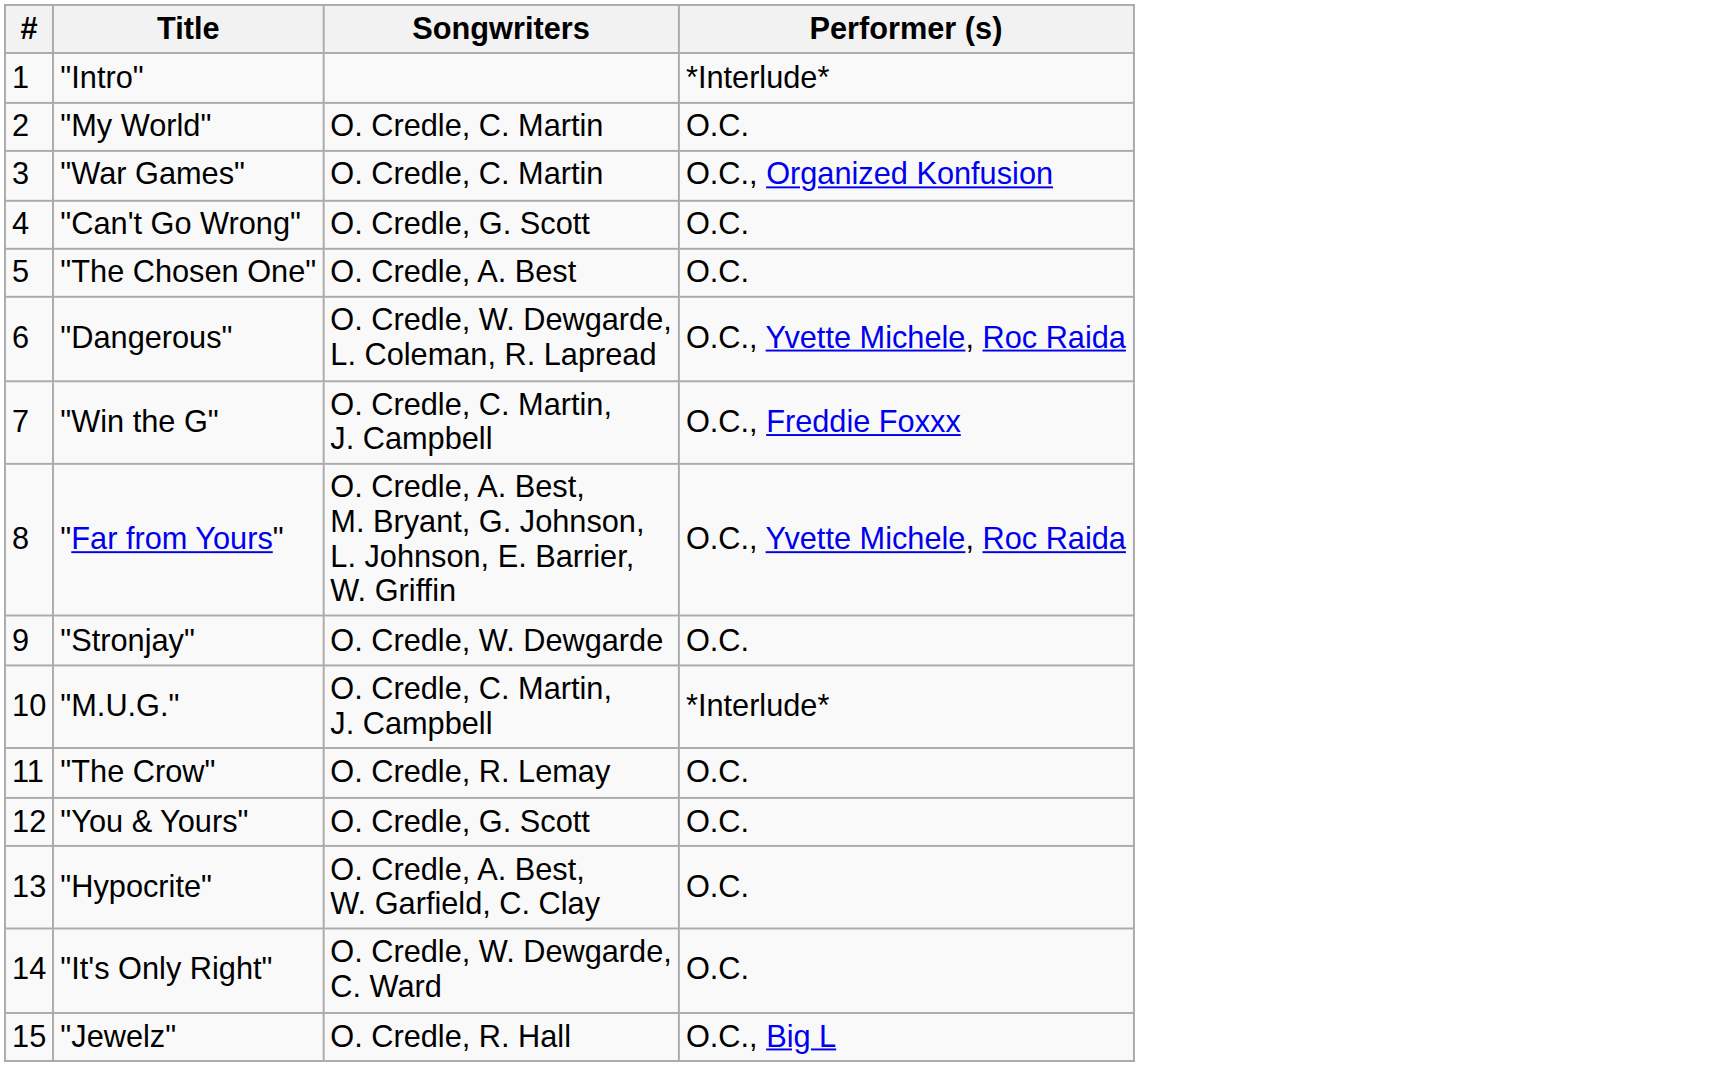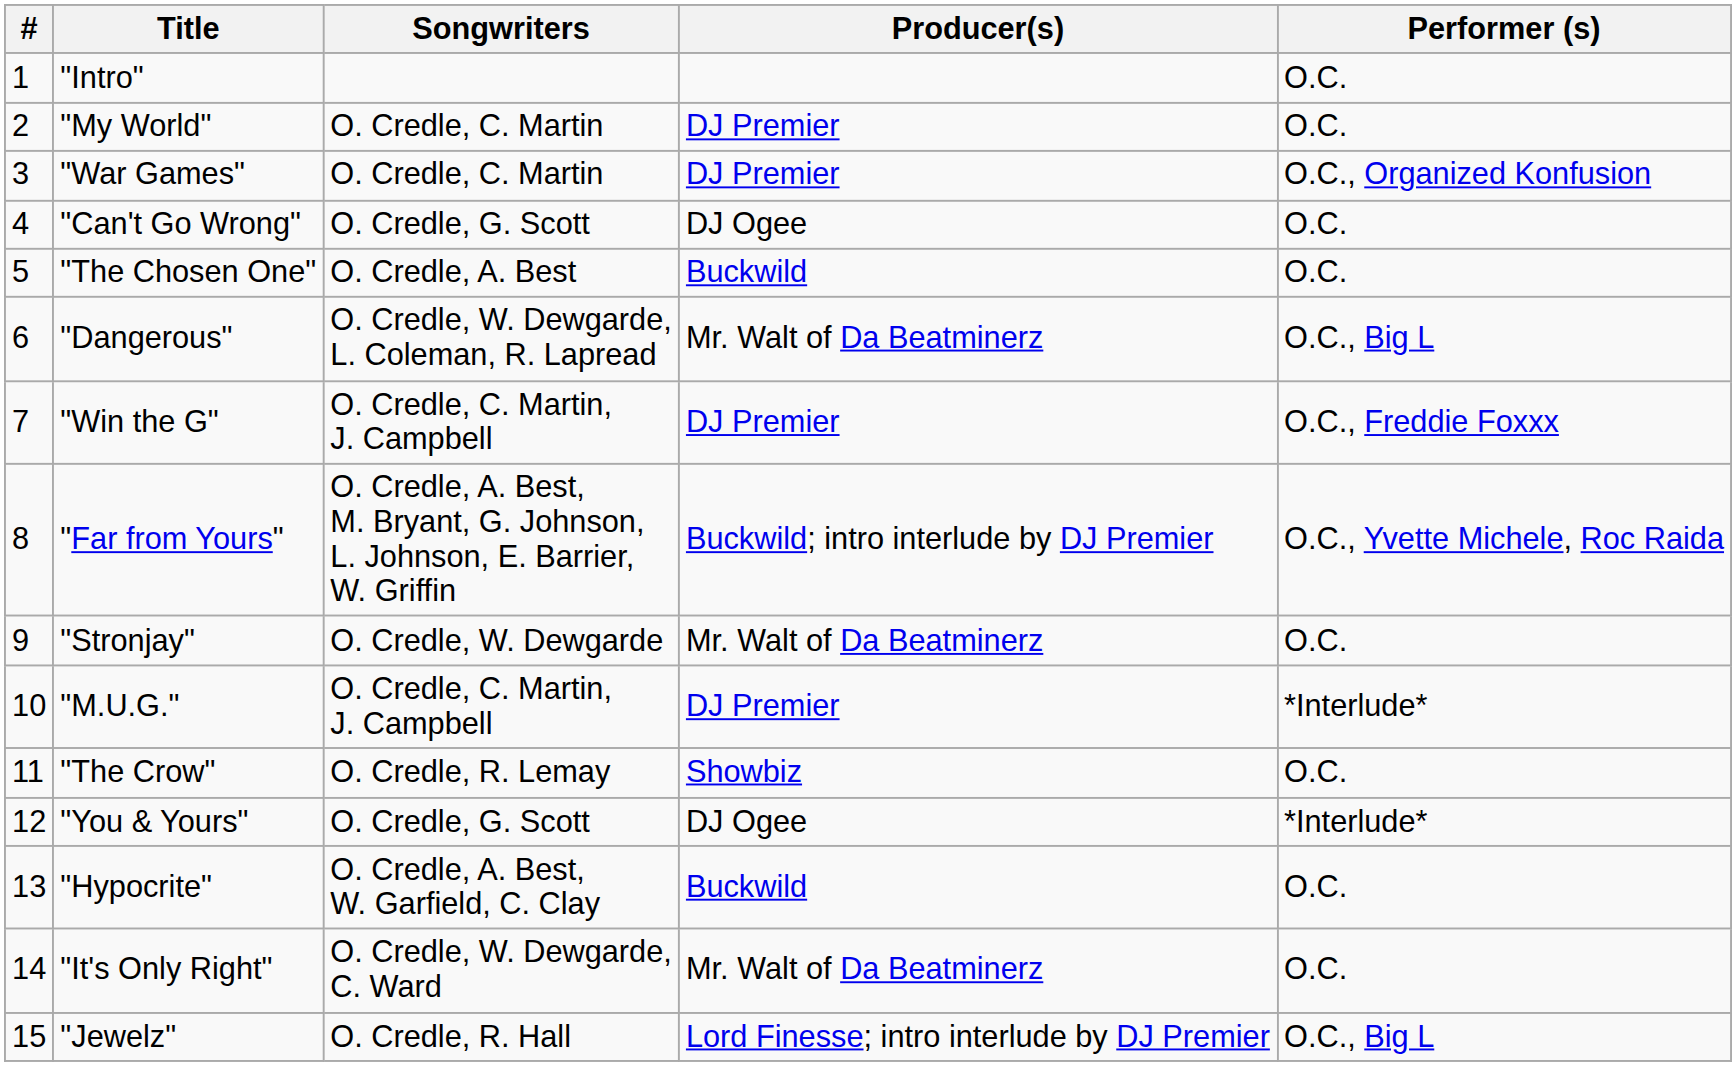+ column: (978, 28)
(758, 77) *Interlude* -> (1316, 77) O.C.
(906, 338) O.C., Yvette Michele, Roc Raida -> (1359, 338) O.C., Big L
(718, 820) O.C. -> (1356, 820) *Interlude*
